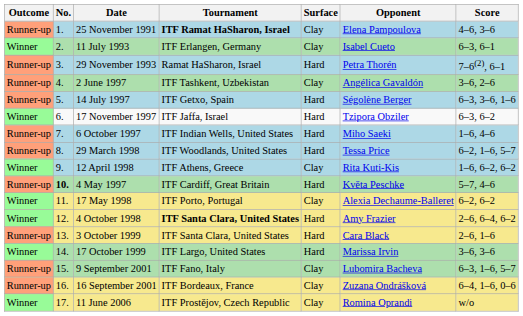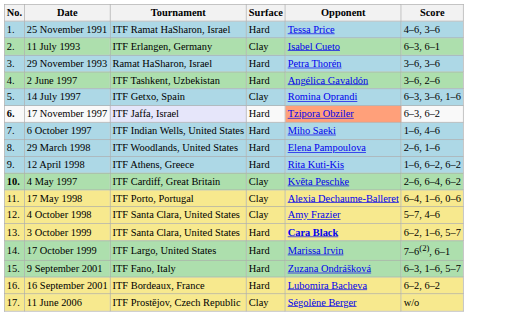- column: (29, 12)
(226, 29) bold -> (171, 29) normal
(314, 29) Clay -> (259, 29) Hard
(382, 29) Elena Pampoulova -> (311, 29) Tessa Price
(482, 64) 7–6(2), 6–1 -> (422, 63) 3–6, 3–6
(314, 82) Clay -> (259, 79) Hard
(314, 99) Hard -> (259, 96) Clay
(377, 99) Ségolène Berger -> (323, 96) Romina Oprandi
(60, 116) normal -> (11, 113) bold
(195, 116) no background -> (146, 113) lavender background
(376, 116) no background -> (321, 113) lightsalmon background
(366, 150) Tessa Price -> (327, 147) Elena Pampoulova
(487, 150) 6–2, 1–6, 5–7 -> (422, 147) 2–6, 1–6
(314, 167) Clay -> (259, 164) Hard
(314, 184) Hard -> (259, 181) Clay
(477, 184) 5–7, 4–6 -> (432, 181) 2–6, 6–4, 6–2
(477, 200) 6–2, 6–2 -> (432, 198) 6–4, 1–6, 0–6
(230, 217) bold -> (176, 214) normal
(314, 217) Hard -> (259, 214) Clay
(487, 217) 2–6, 6–4, 6–2 -> (422, 214) 5–7, 4–6
(366, 234) normal -> (313, 231) bold
(477, 234) 2–6, 1–6 -> (432, 231) 6–2, 1–6, 5–7
(477, 251) 3–6, 3–6 -> (427, 250) 7–6(2), 6–1
(314, 268) Clay -> (259, 268) Hard
(382, 268) Lubomira Bacheva -> (329, 268) Zuzana Ondrášková
(314, 285) Clay -> (259, 285) Hard
(384, 285) Zuzana Ondrášková -> (327, 285) Lubomira Bacheva
(487, 285) 6–4, 1–6, 0–6 -> (422, 285) 6–2, 6–2
(377, 302) Romina Oprandi -> (322, 302) Ségolène Berger
